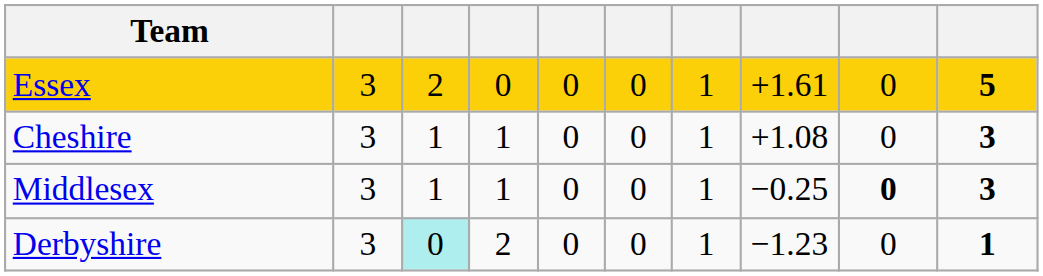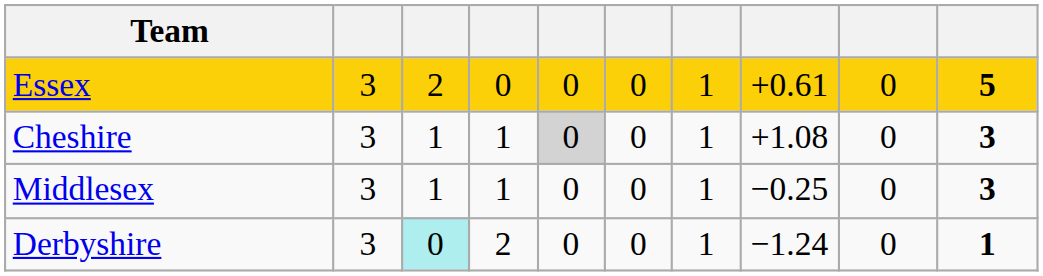(789, 84) +1.61 -> (789, 84) +0.61
(571, 137) no background -> (571, 137) lightgrey background
(888, 190) bold -> (888, 190) normal
(789, 243) −1.23 -> (789, 243) −1.24
